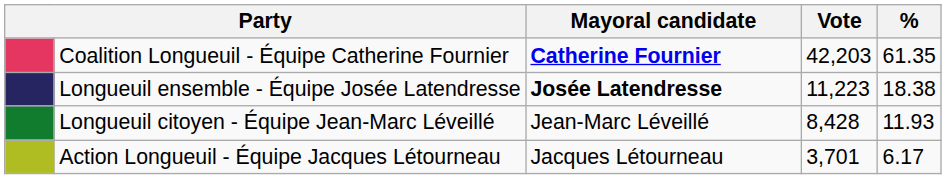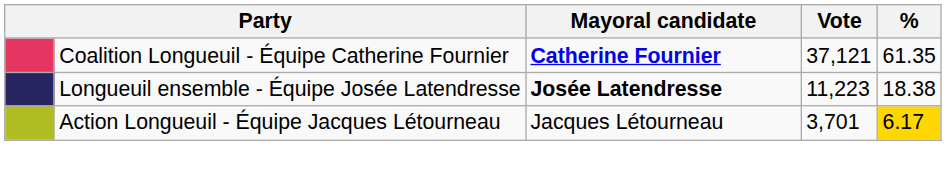(839, 55) 42,203 -> (839, 55) 37,121
- row: (277, 122)
(903, 156) no background -> (903, 122) gold background
